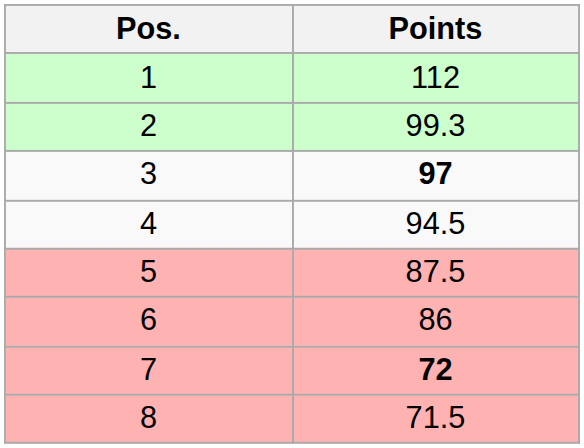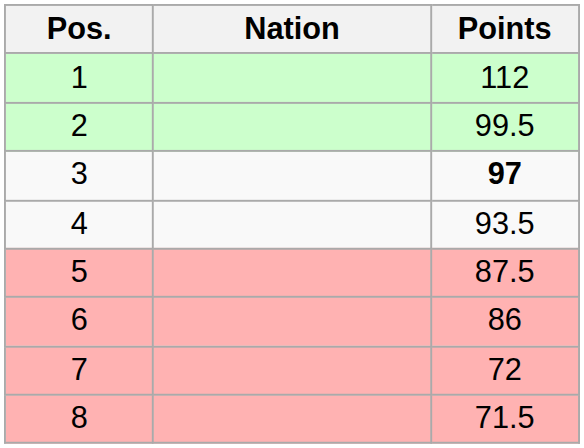+ column: (292, 28)
(436, 126) 99.3 -> (505, 126) 99.5
(436, 223) 94.5 -> (505, 223) 93.5
(436, 369) bold -> (505, 369) normal
